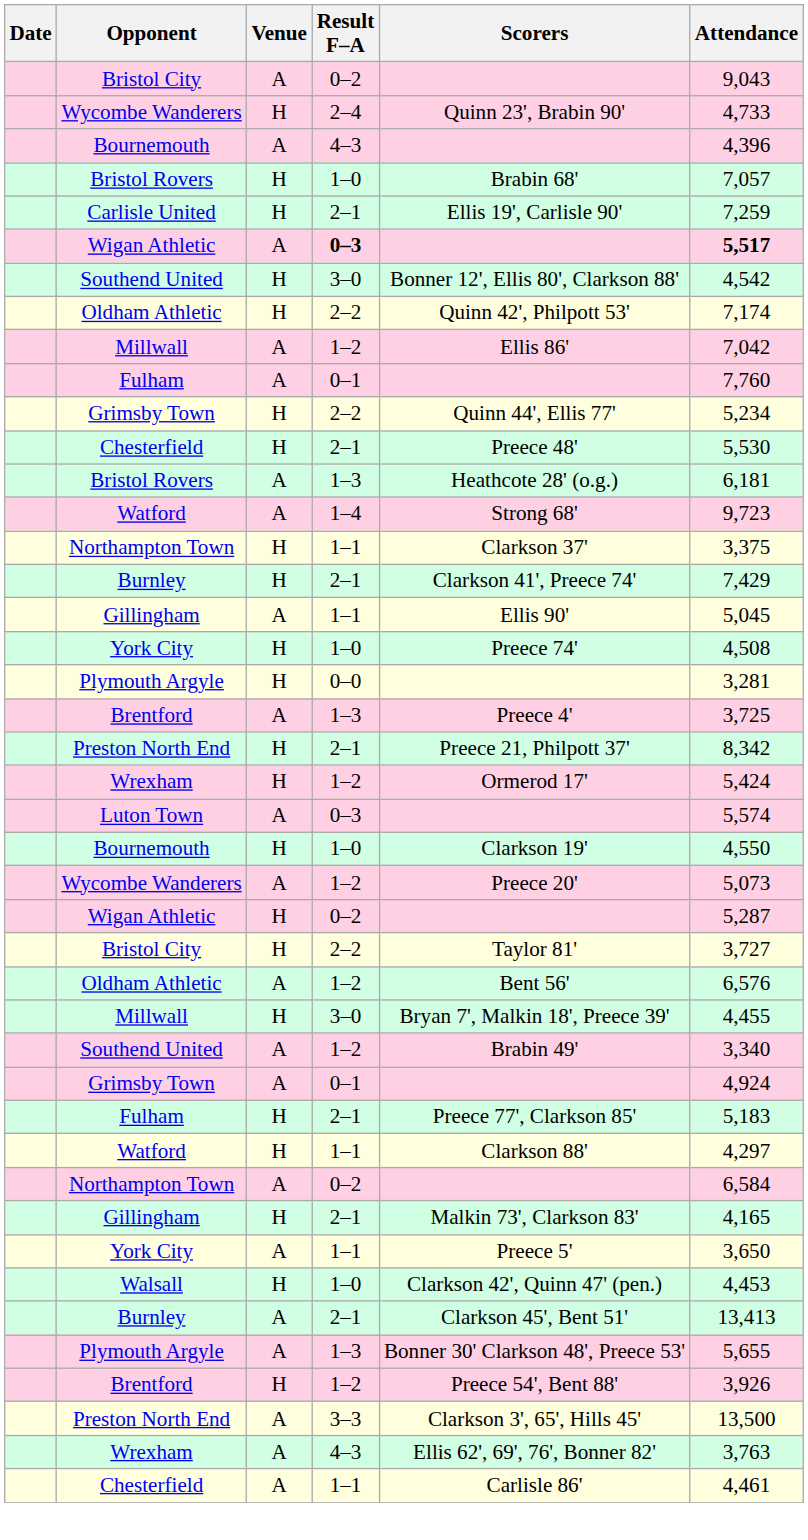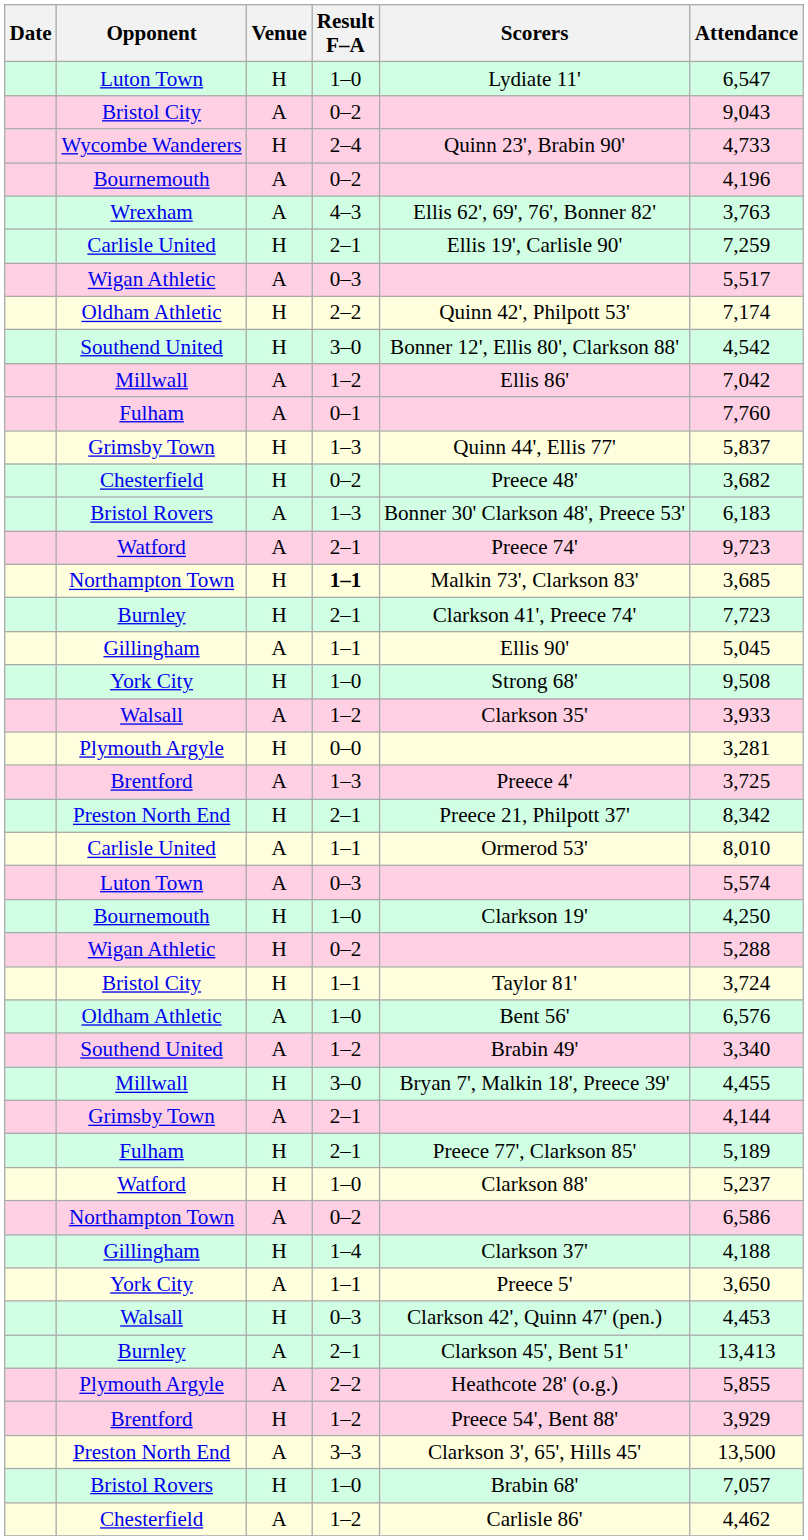+ row: (152, 78)
(345, 145) 4–3 -> (345, 178) 0–2
(746, 145) 4,396 -> (746, 178) 4,196
rows swapped: (152, 1451) <-> (152, 178)
(345, 245) bold -> (345, 279) normal
(746, 245) bold -> (746, 279) normal
rows swapped: (152, 312) <-> (152, 279)
(345, 413) 2–2 -> (345, 446) 1–3
(746, 413) 5,234 -> (746, 446) 5,837
(345, 446) 2–1 -> (345, 480) 0–2
(746, 446) 5,530 -> (746, 480) 3,682
(535, 480) Heathcote 28' (o.g.) -> (535, 513) Bonner 30' Clarkson 48', Preece 53'
(746, 480) 6,181 -> (746, 513) 6,183
(345, 513) 1–4 -> (345, 547) 2–1
(535, 513) Strong 68' -> (535, 547) Preece 74'
(345, 547) normal -> (345, 580) bold
(535, 547) Clarkson 37' -> (535, 580) Malkin 73', Clarkson 83'
(746, 547) 3,375 -> (746, 580) 3,685
(746, 580) 7,429 -> (746, 614) 7,723
(535, 647) Preece 74' -> (535, 681) Strong 68'
(746, 647) 4,508 -> (746, 681) 9,508
+ row: (152, 714)
+ row: (152, 848)
- row: (152, 781)
(746, 848) 4,550 -> (746, 915) 4,250
- row: (152, 882)
(746, 915) 5,287 -> (746, 949) 5,288
(345, 949) 2–2 -> (345, 982) 1–1
(746, 949) 3,727 -> (746, 982) 3,724
(345, 982) 1–2 -> (345, 1016) 1–0
rows swapped: (152, 1016) <-> (152, 1049)
(345, 1083) 0–1 -> (345, 1116) 2–1
(746, 1083) 4,924 -> (746, 1116) 4,144
(746, 1116) 5,183 -> (746, 1150) 5,189
(345, 1150) 1–1 -> (345, 1183) 1–0
(746, 1150) 4,297 -> (746, 1183) 5,237
(746, 1183) 6,584 -> (746, 1217) 6,586
(345, 1217) 2–1 -> (345, 1250) 1–4
(535, 1217) Malkin 73', Clarkson 83' -> (535, 1250) Clarkson 37'
(746, 1217) 4,165 -> (746, 1250) 4,188
(345, 1284) 1–0 -> (345, 1317) 0–3
(345, 1351) 1–3 -> (345, 1384) 2–2
(535, 1351) Bonner 30' Clarkson 48', Preece 53' -> (535, 1384) Heathcote 28' (o.g.)
(746, 1351) 5,655 -> (746, 1384) 5,855
(746, 1384) 3,926 -> (746, 1418) 3,929
(345, 1485) 1–1 -> (345, 1518) 1–2
(746, 1485) 4,461 -> (746, 1518) 4,462
